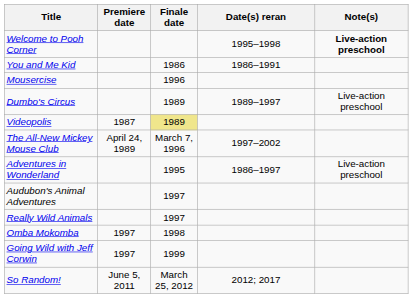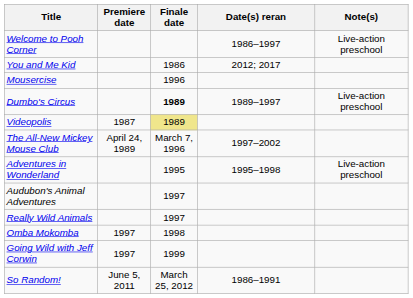(256, 44) 1995–1998 -> (256, 44) 1986–1997
(361, 44) bold -> (361, 44) normal
(256, 65) 1986–1991 -> (256, 65) 2012; 2017
(174, 101) normal -> (174, 101) bold
(256, 170) 1986–1997 -> (256, 170) 1995–1998
(256, 280) 2012; 2017 -> (256, 280) 1986–1991
